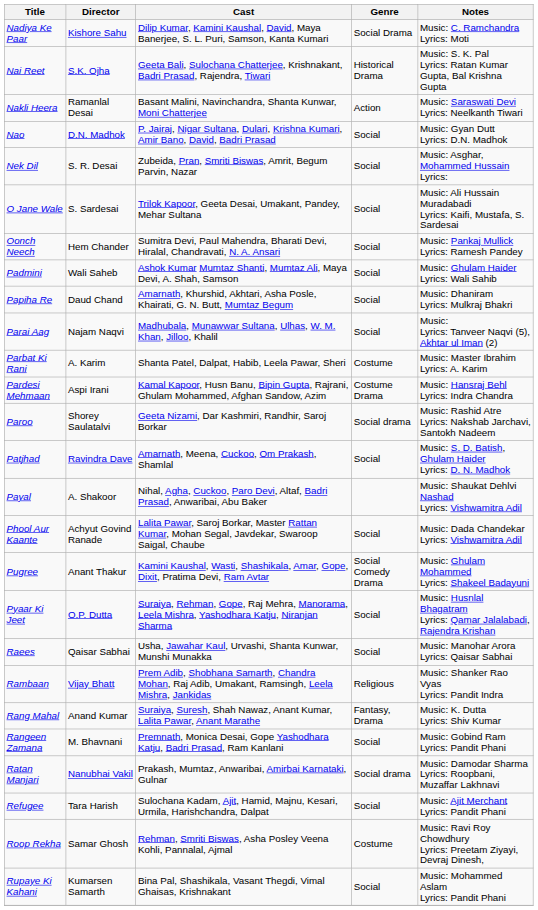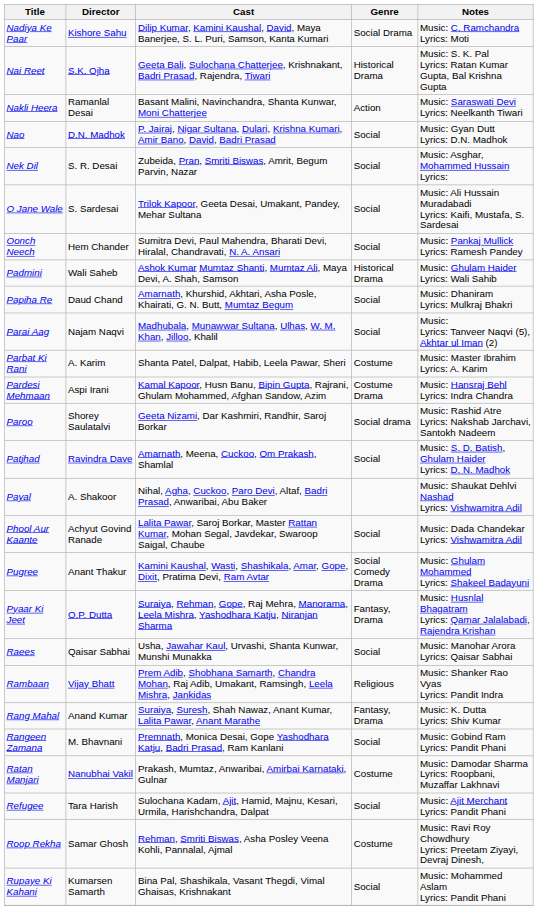(367, 273) Social -> (374, 273) Historical Drama
(367, 614) Social -> (372, 614) Fantasy, Drama
(382, 774) Social drama -> (373, 774) Costume
